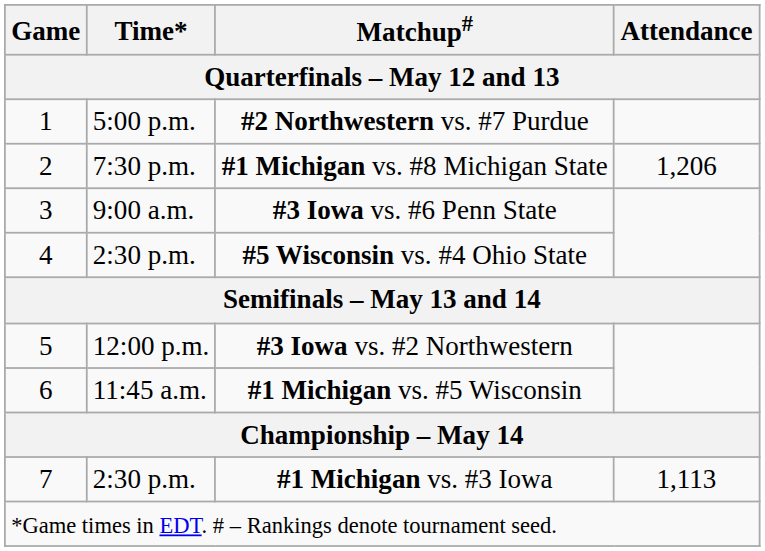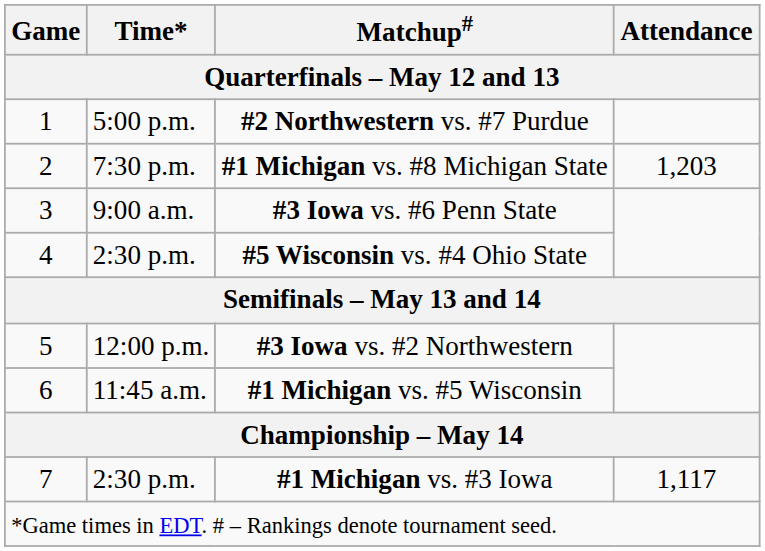(686, 166) 1,206 -> (686, 166) 1,203
(686, 478) 1,113 -> (686, 478) 1,117
